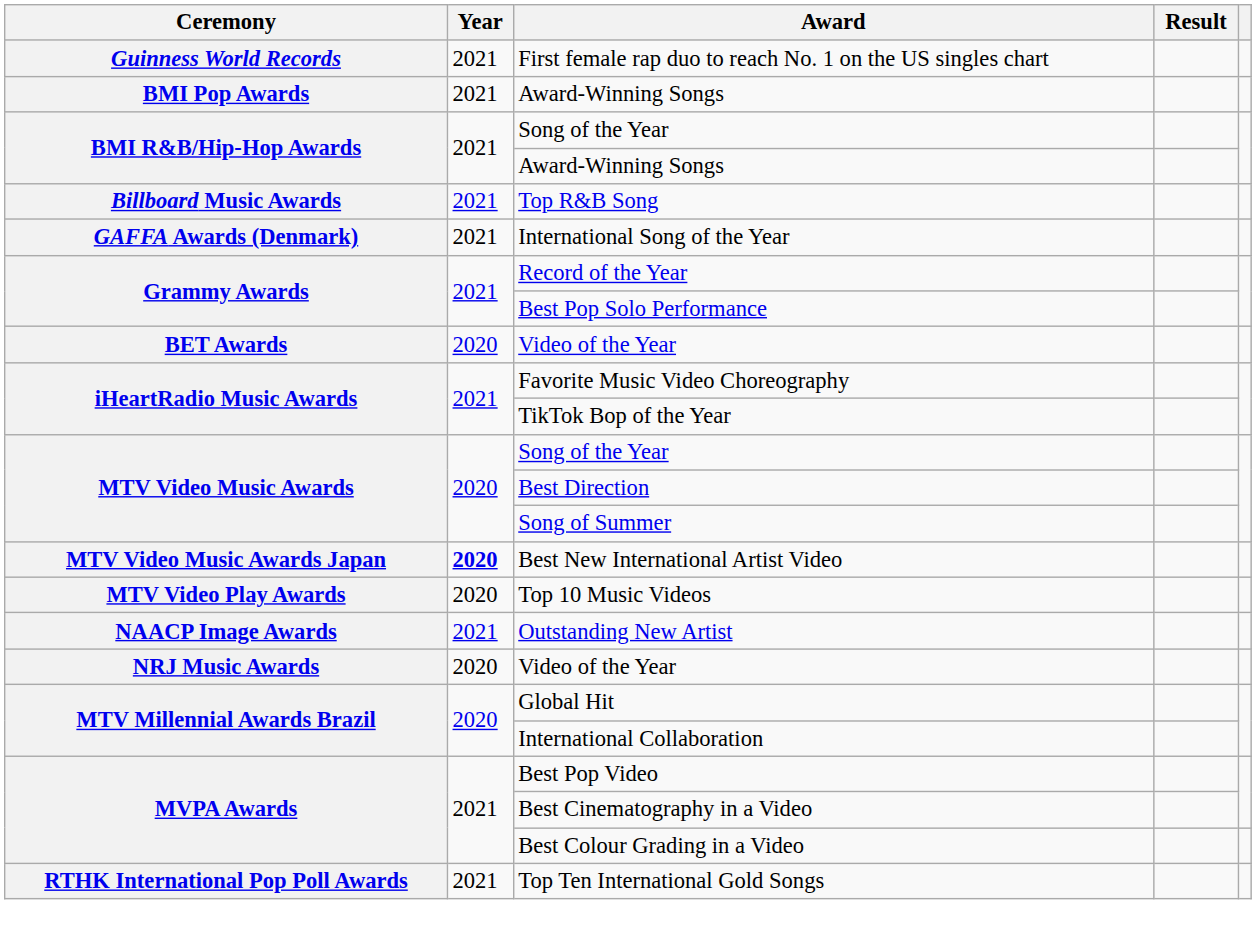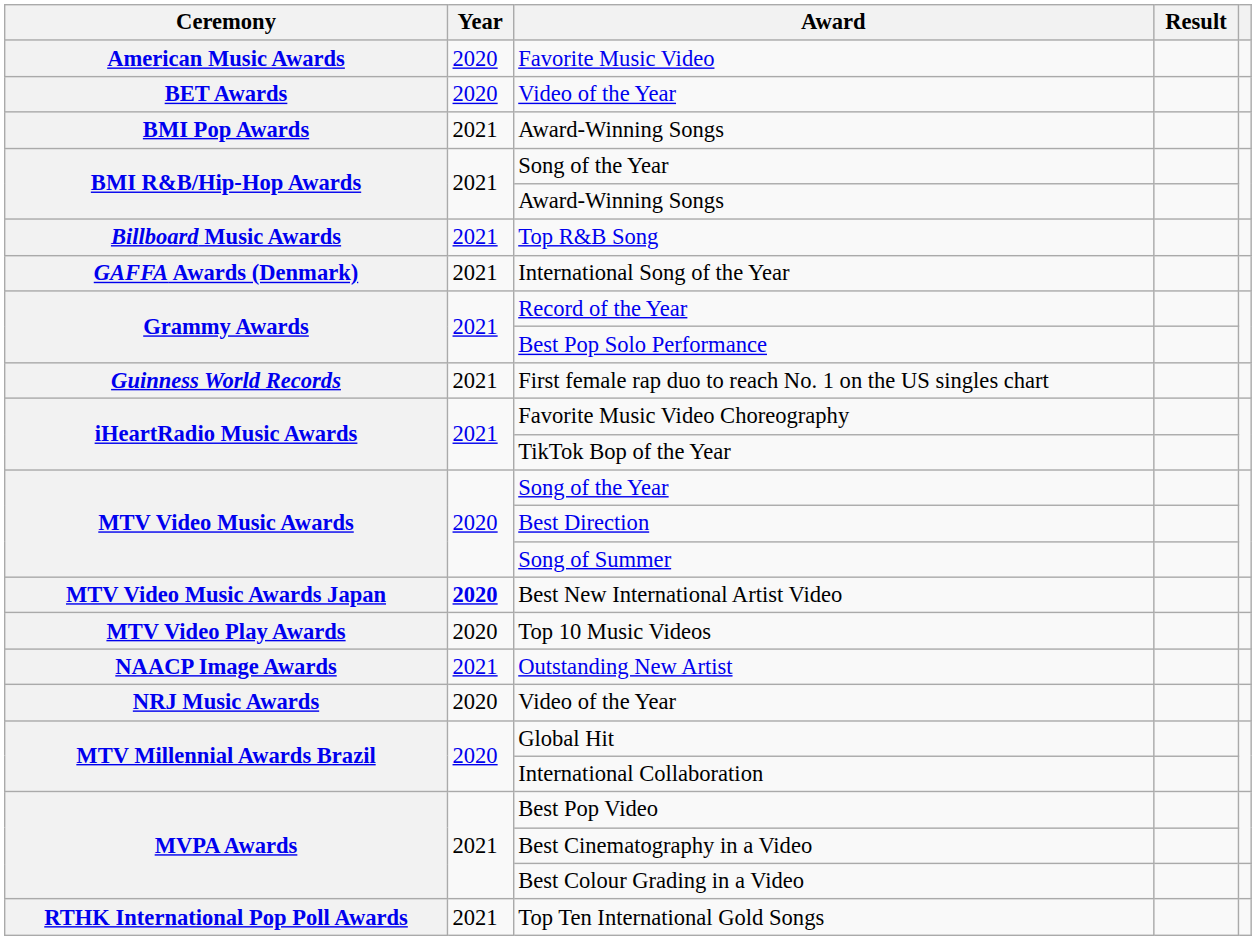+ row: (226, 58)
rows swapped: (226, 344) <-> (226, 58)
